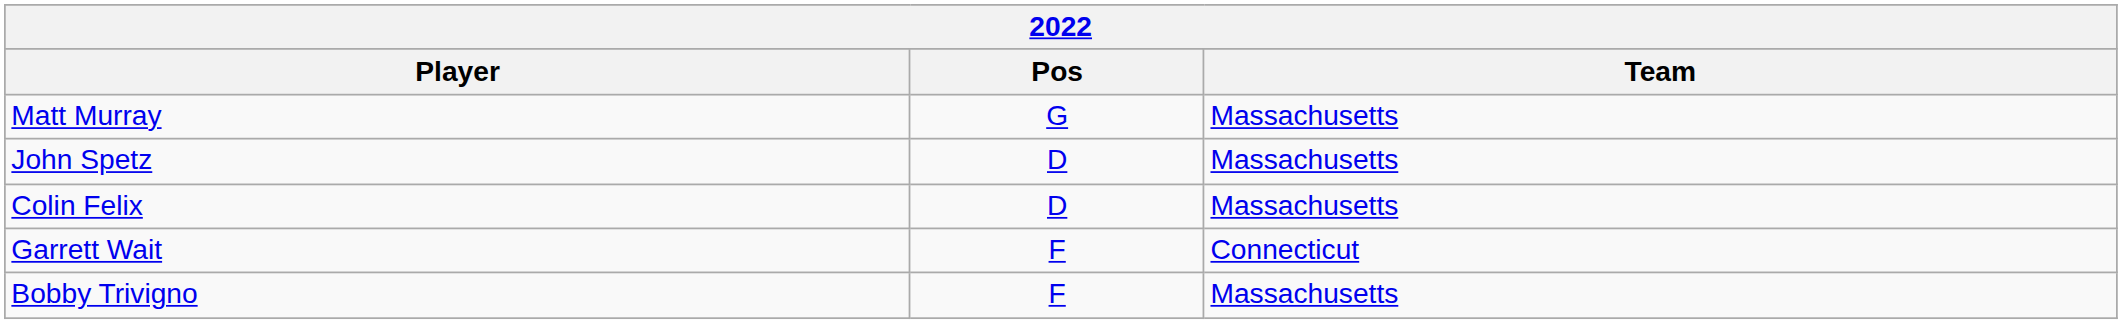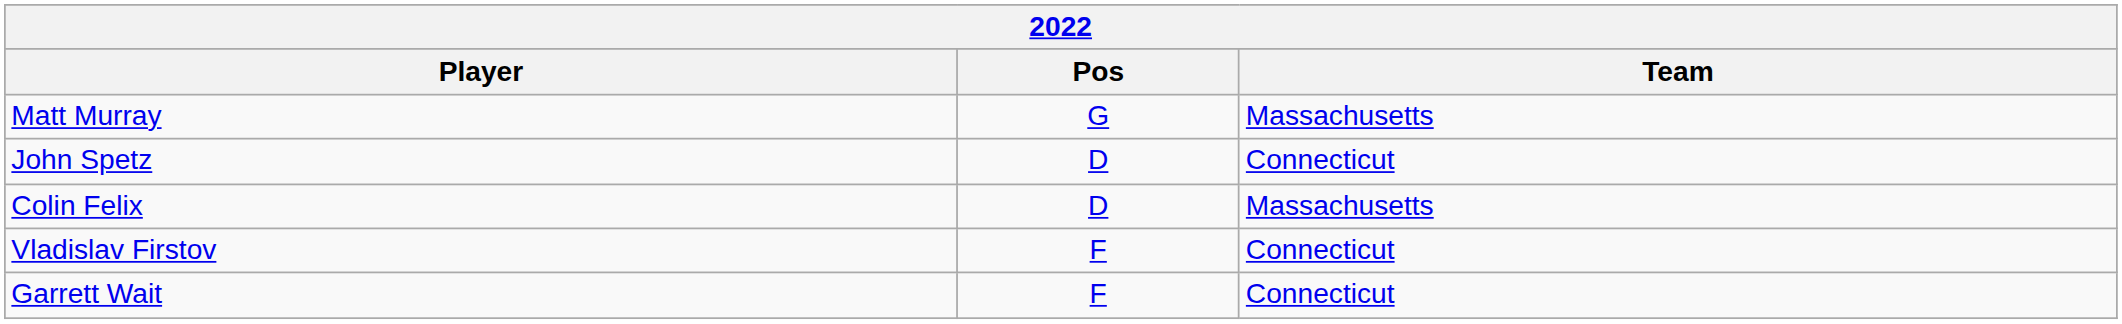(1304, 160) Massachusetts -> (1320, 160) Connecticut
+ row: (114, 250)
- row: (105, 294)
